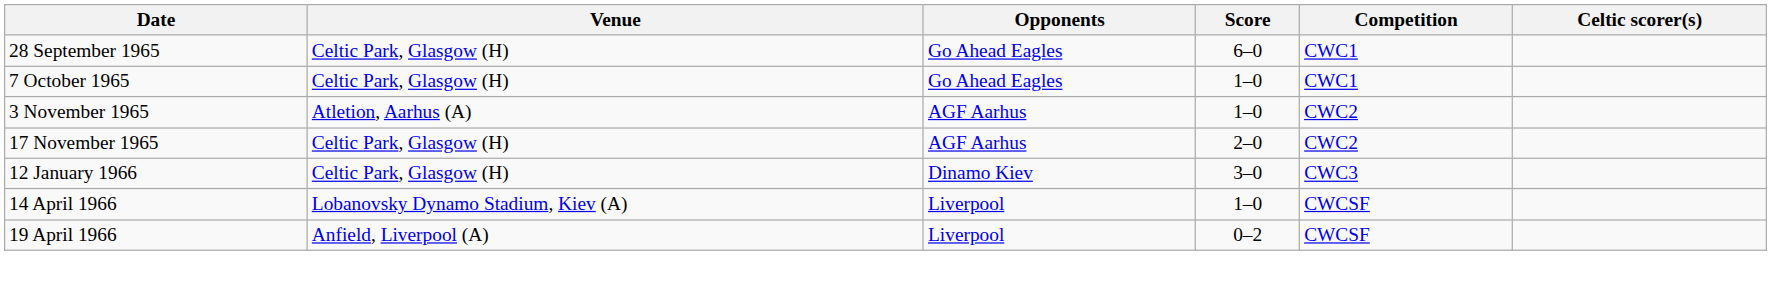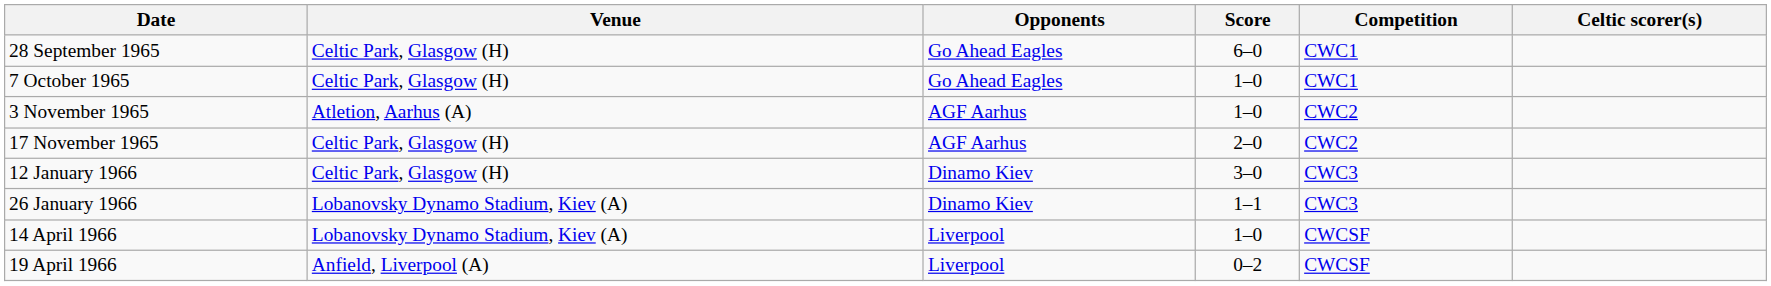+ row: (73, 204)
